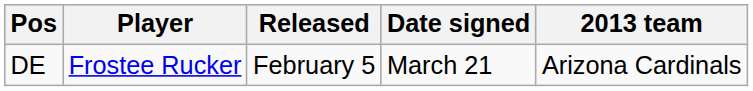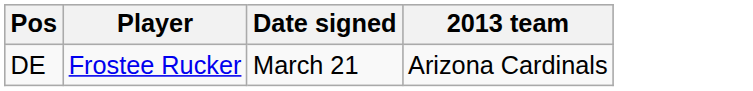- column: (314, 24)
